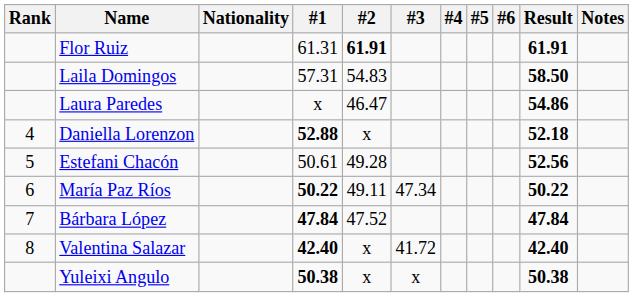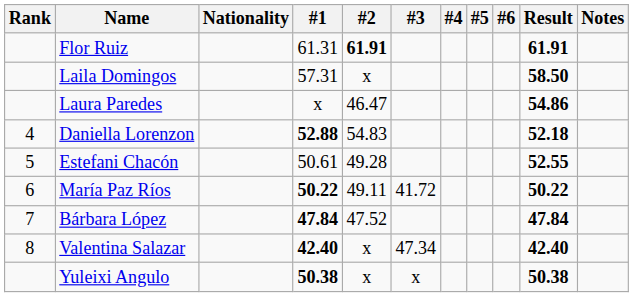(367, 76) 54.83 -> (367, 76) x
(367, 133) x -> (367, 133) 54.83
(548, 162) 52.56 -> (548, 162) 52.55
(416, 190) 47.34 -> (416, 190) 41.72
(416, 248) 41.72 -> (416, 248) 47.34
